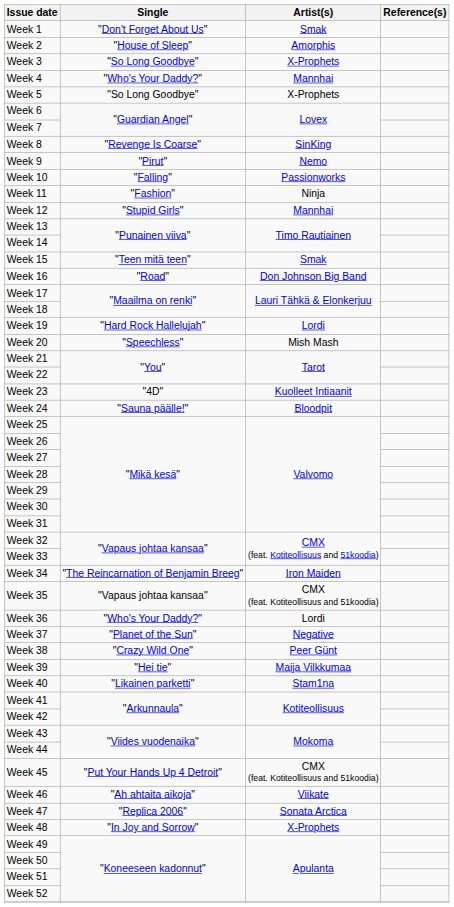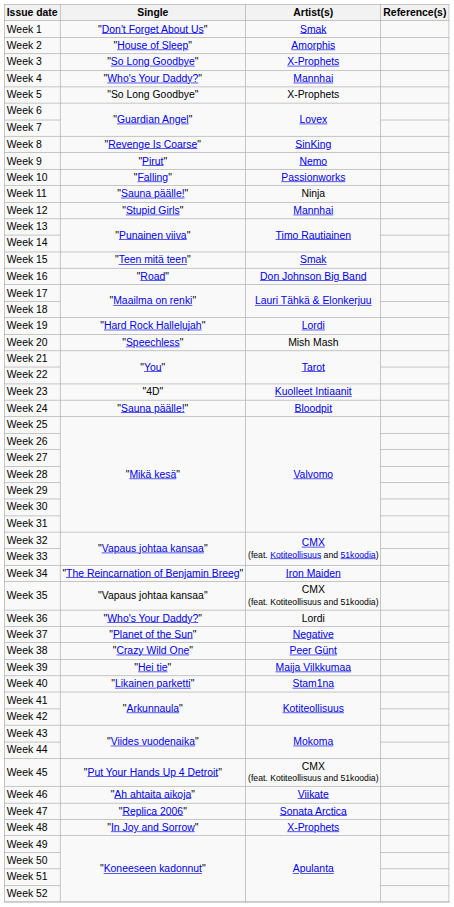(153, 194) "Fashion" -> (153, 194) "Sauna päälle!"
